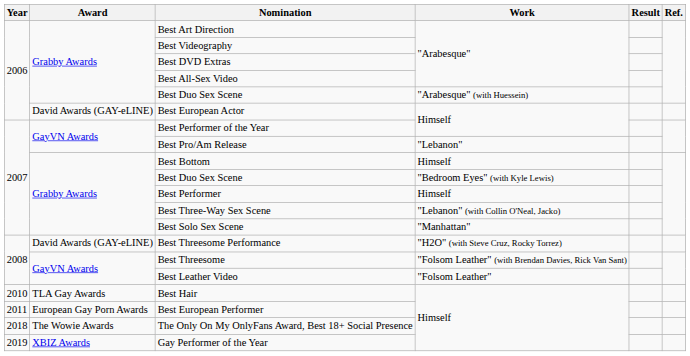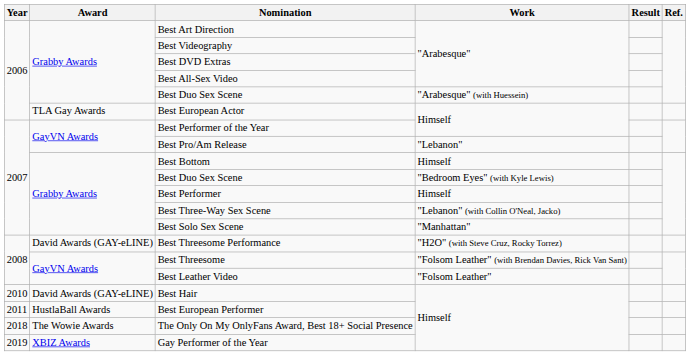(93, 111) David Awards (GAY-eLINE) -> (69, 111) TLA Gay Awards
(69, 293) TLA Gay Awards -> (93, 293) David Awards (GAY-eLINE)
(90, 309) European Gay Porn Awards -> (71, 309) HustlaBall Awards
